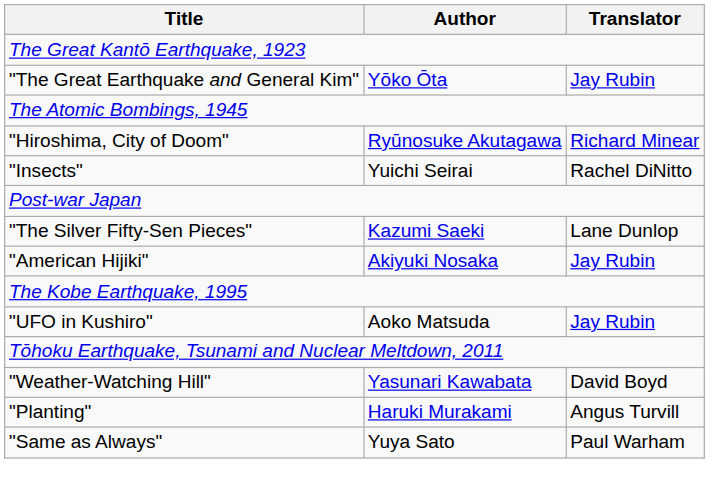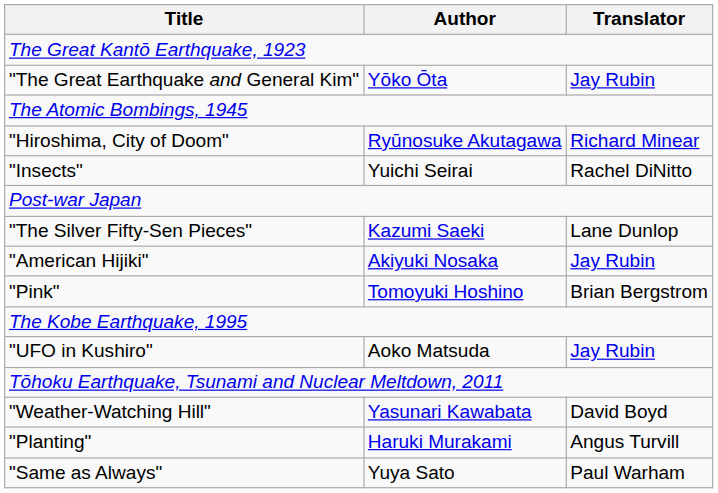+ row: (34, 291)
